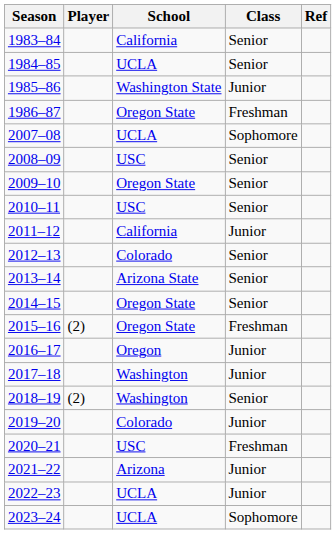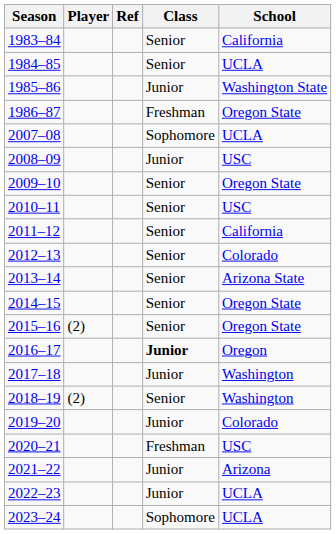columns swapped: (169, 16) <-> (316, 16)
(248, 159) Senior -> (164, 159) Junior
(247, 231) Junior -> (165, 231) Senior
(258, 326) Freshman -> (165, 326) Senior
(247, 350) normal -> (167, 350) bold
